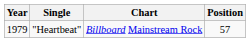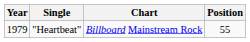(225, 29) 57 -> (225, 29) 55
